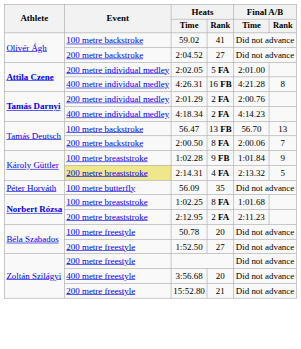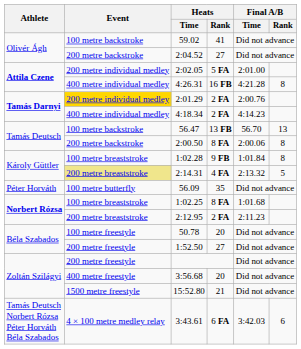(118, 99) no background -> (118, 99) gold background
(283, 143) 7 -> (283, 143) 8
(283, 158) 9 -> (283, 158) 8
(101, 291) 200 metre freestyle -> (103, 291) 1500 metre freestyle
+ row: (189, 321)
